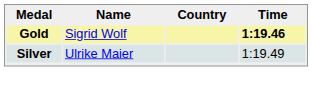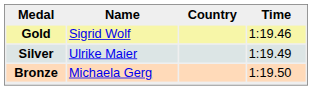(263, 34) bold -> (270, 34) normal
+ row: (36, 72)
